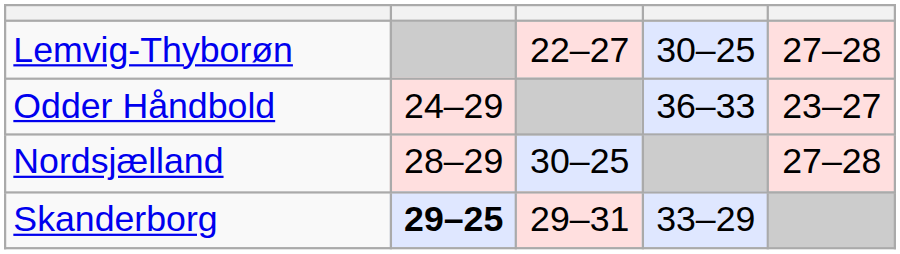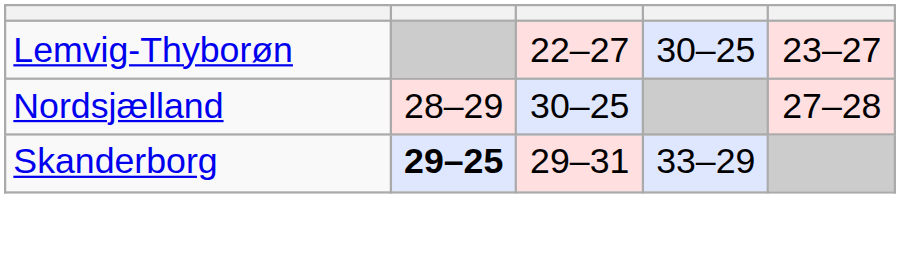(832, 49) 27–28 -> (832, 49) 23–27
- row: (144, 105)
